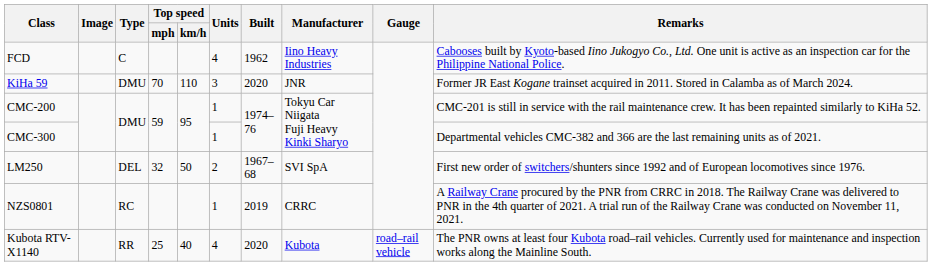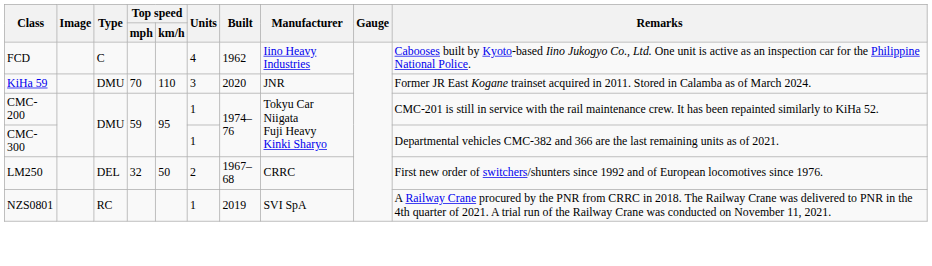(306, 167) SVI SpA -> (279, 173) CRRC
(300, 206) CRRC -> (285, 205) SVI SpA
- row: (39, 245)
